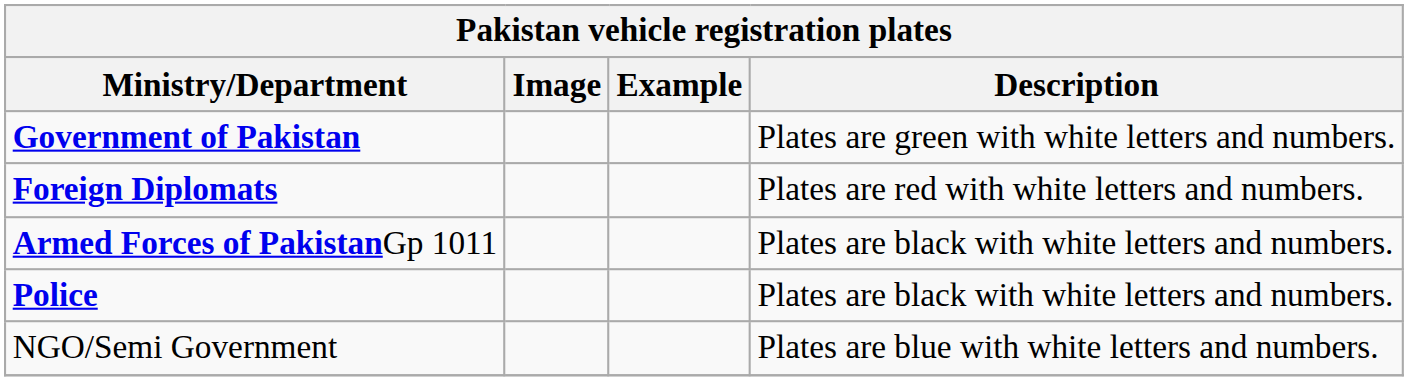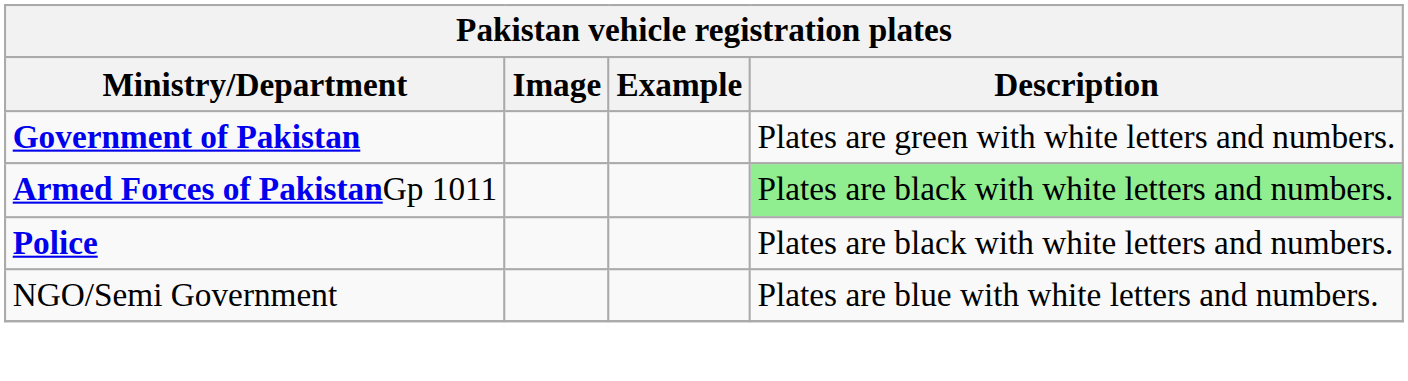- row: (145, 189)
(1075, 242) no background -> (1075, 189) lightgreen background
